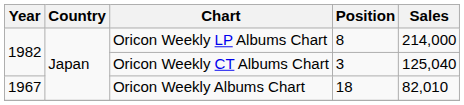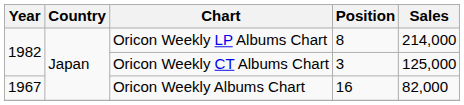(429, 64) 125,040 -> (429, 64) 125,000
(344, 87) 18 -> (344, 87) 16
(425, 87) 82,010 -> (425, 87) 82,000
